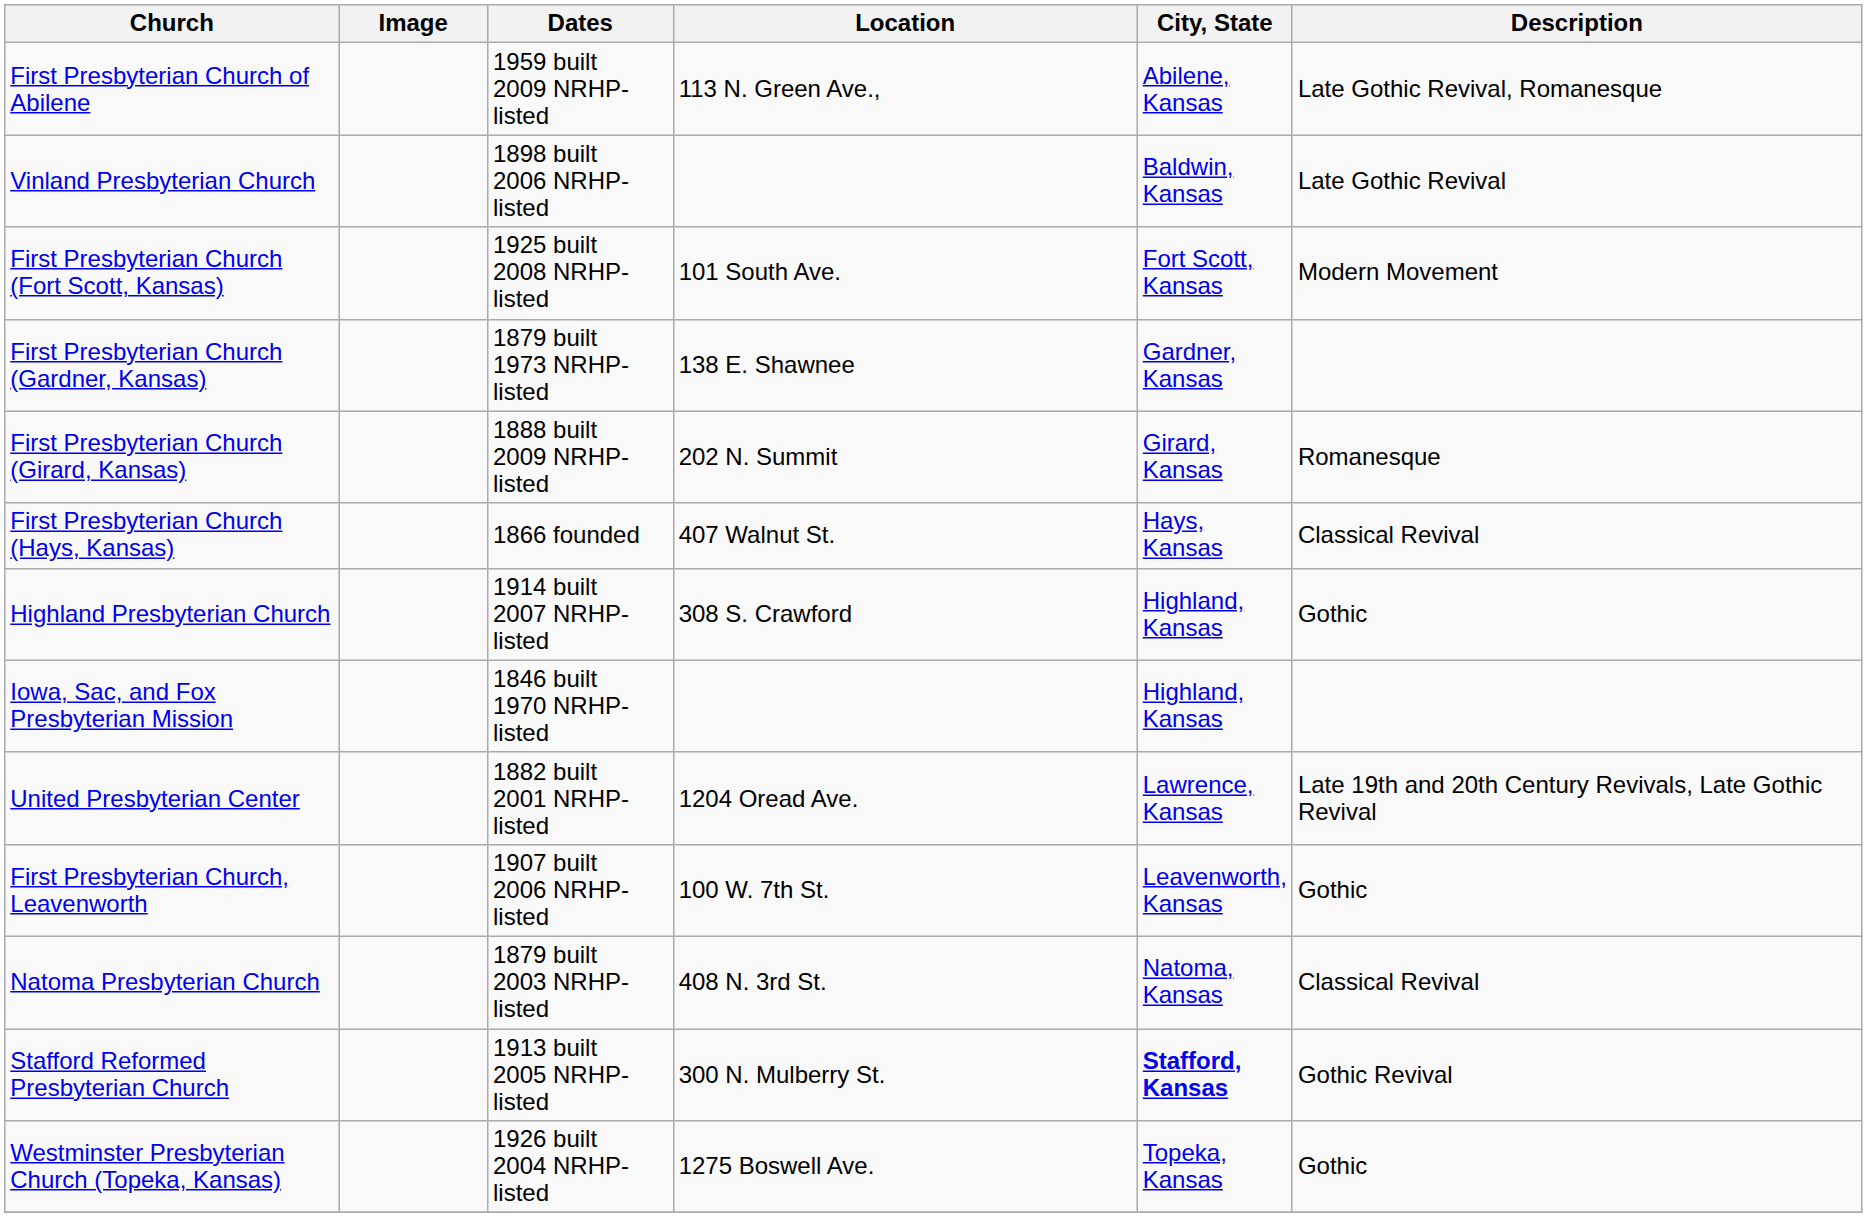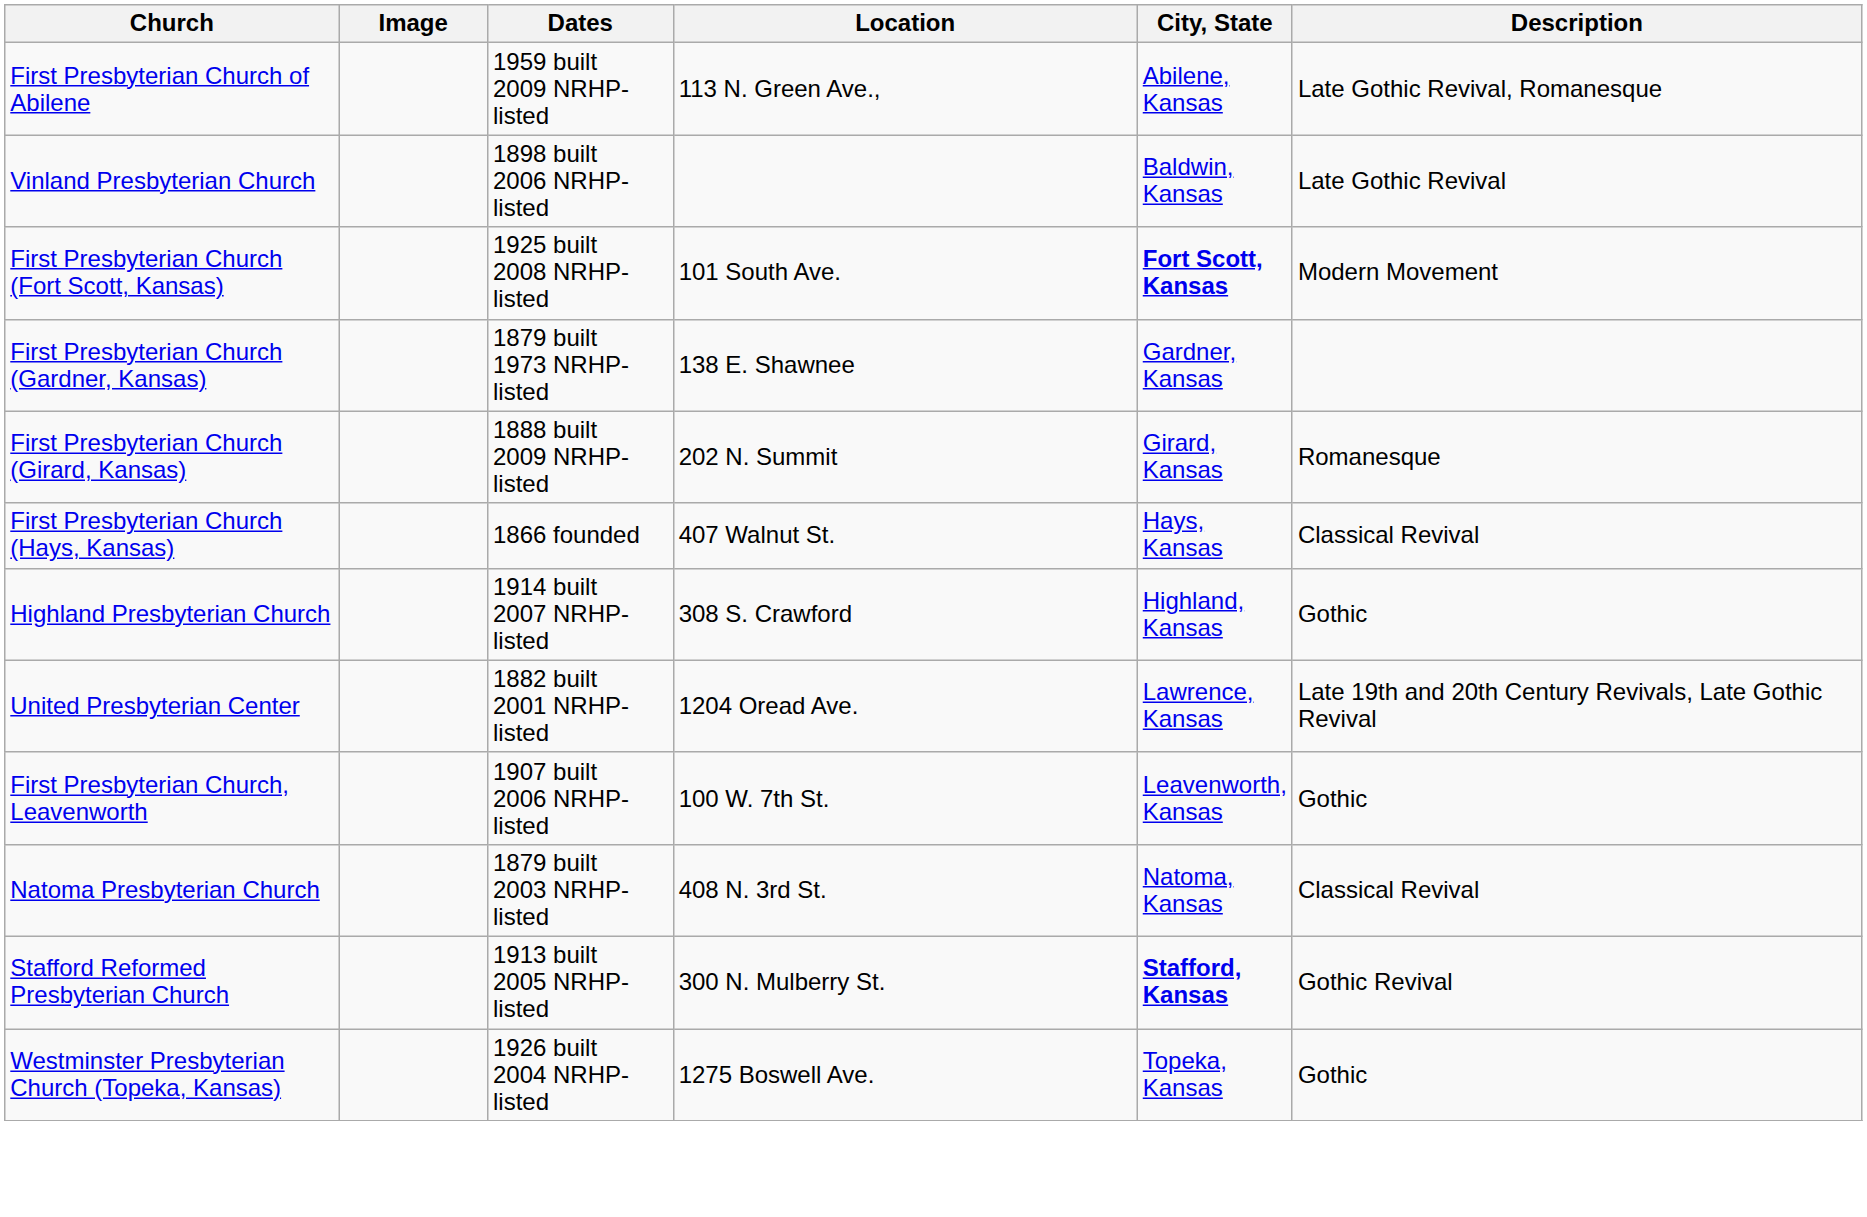(1198, 272) normal -> (1203, 272) bold
- row: (122, 706)
